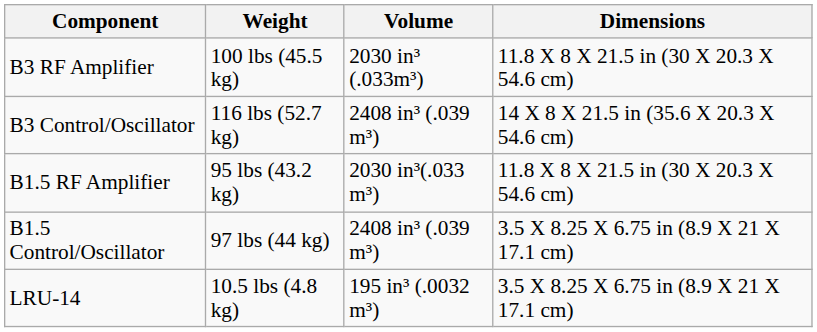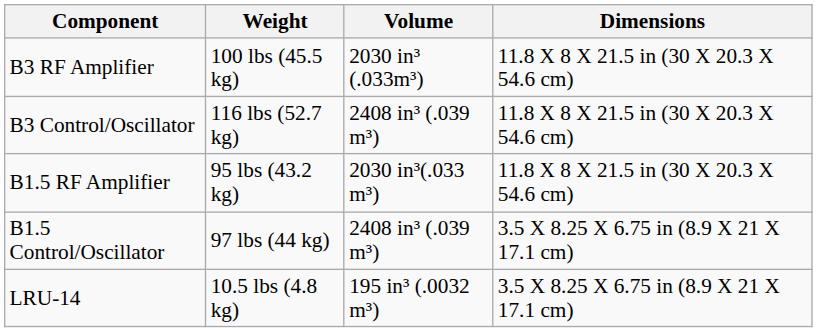(636, 124) 14 X 8 X 21.5 in (35.6 X 20.3 X 54.6 cm) -> (636, 124) 11.8 X 8 X 21.5 in (30 X 20.3 X 54.6 cm)
